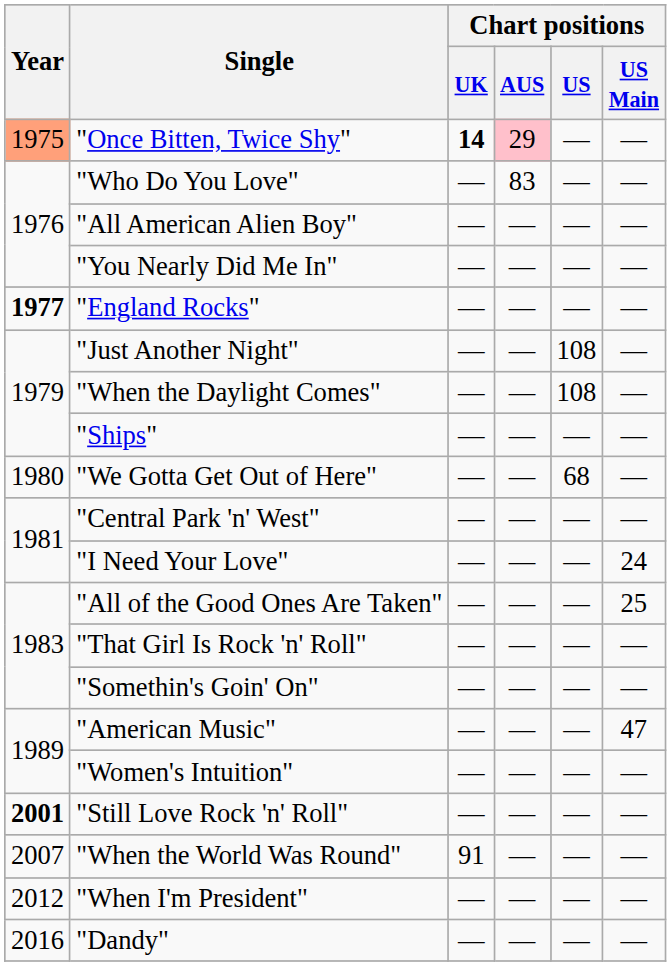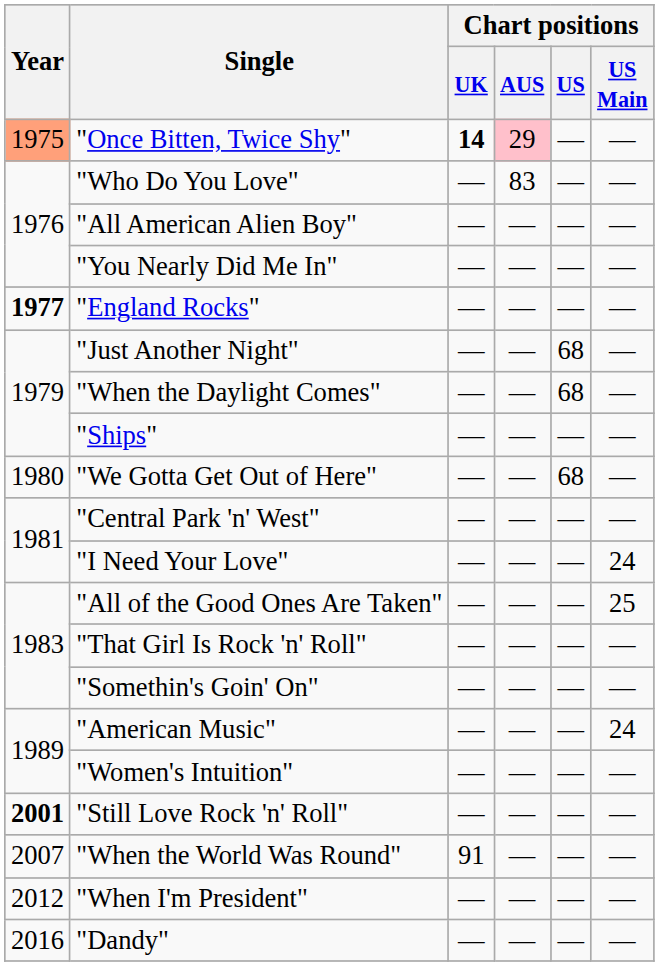(576, 350) 108 -> (571, 350) 68
(576, 392) 108 -> (571, 392) 68
(634, 729) 47 -> (622, 729) 24
